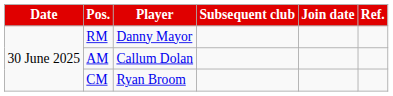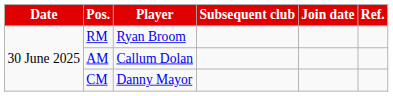(154, 36) Danny Mayor -> (151, 36) Ryan Broom
(151, 79) Ryan Broom -> (154, 79) Danny Mayor
